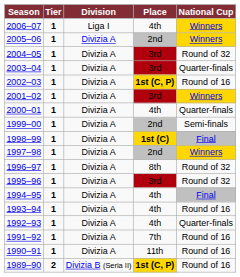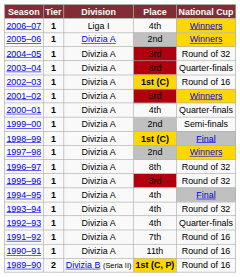(155, 82) 1st (C, P) -> (155, 82) 1st (C)
(206, 209) Round of 16 -> (206, 209) Round of 32
